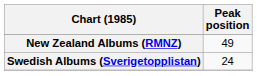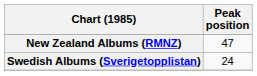(228, 43) 49 -> (228, 43) 47
